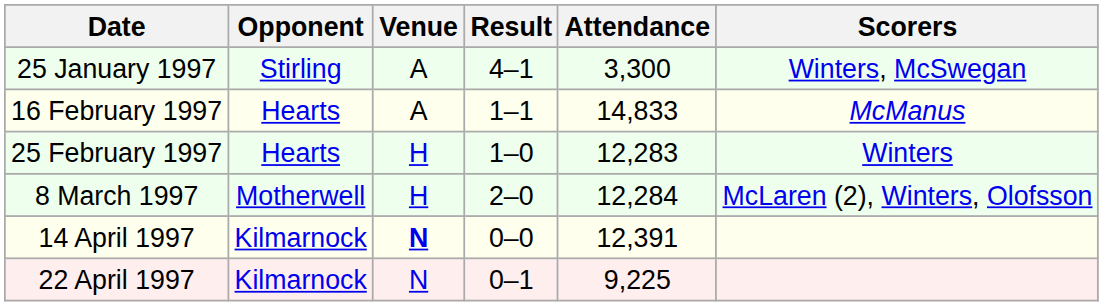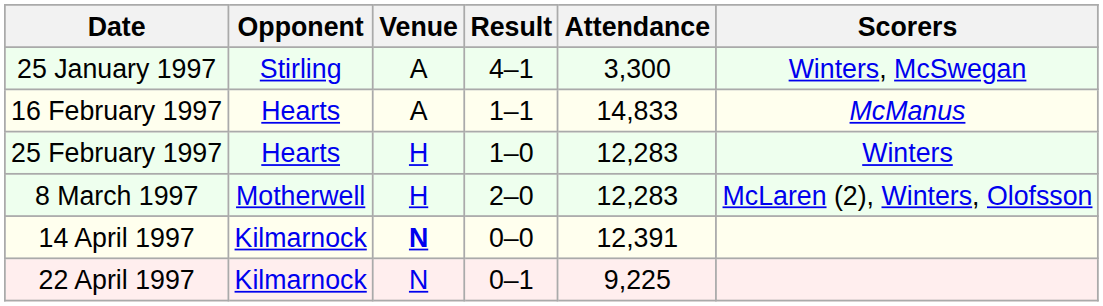(637, 196) 12,284 -> (637, 196) 12,283
